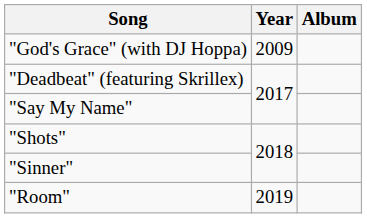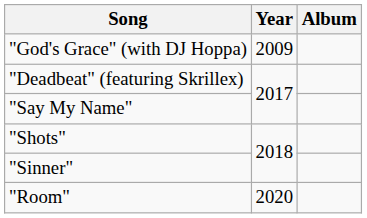(274, 197) 2019 -> (274, 197) 2020
